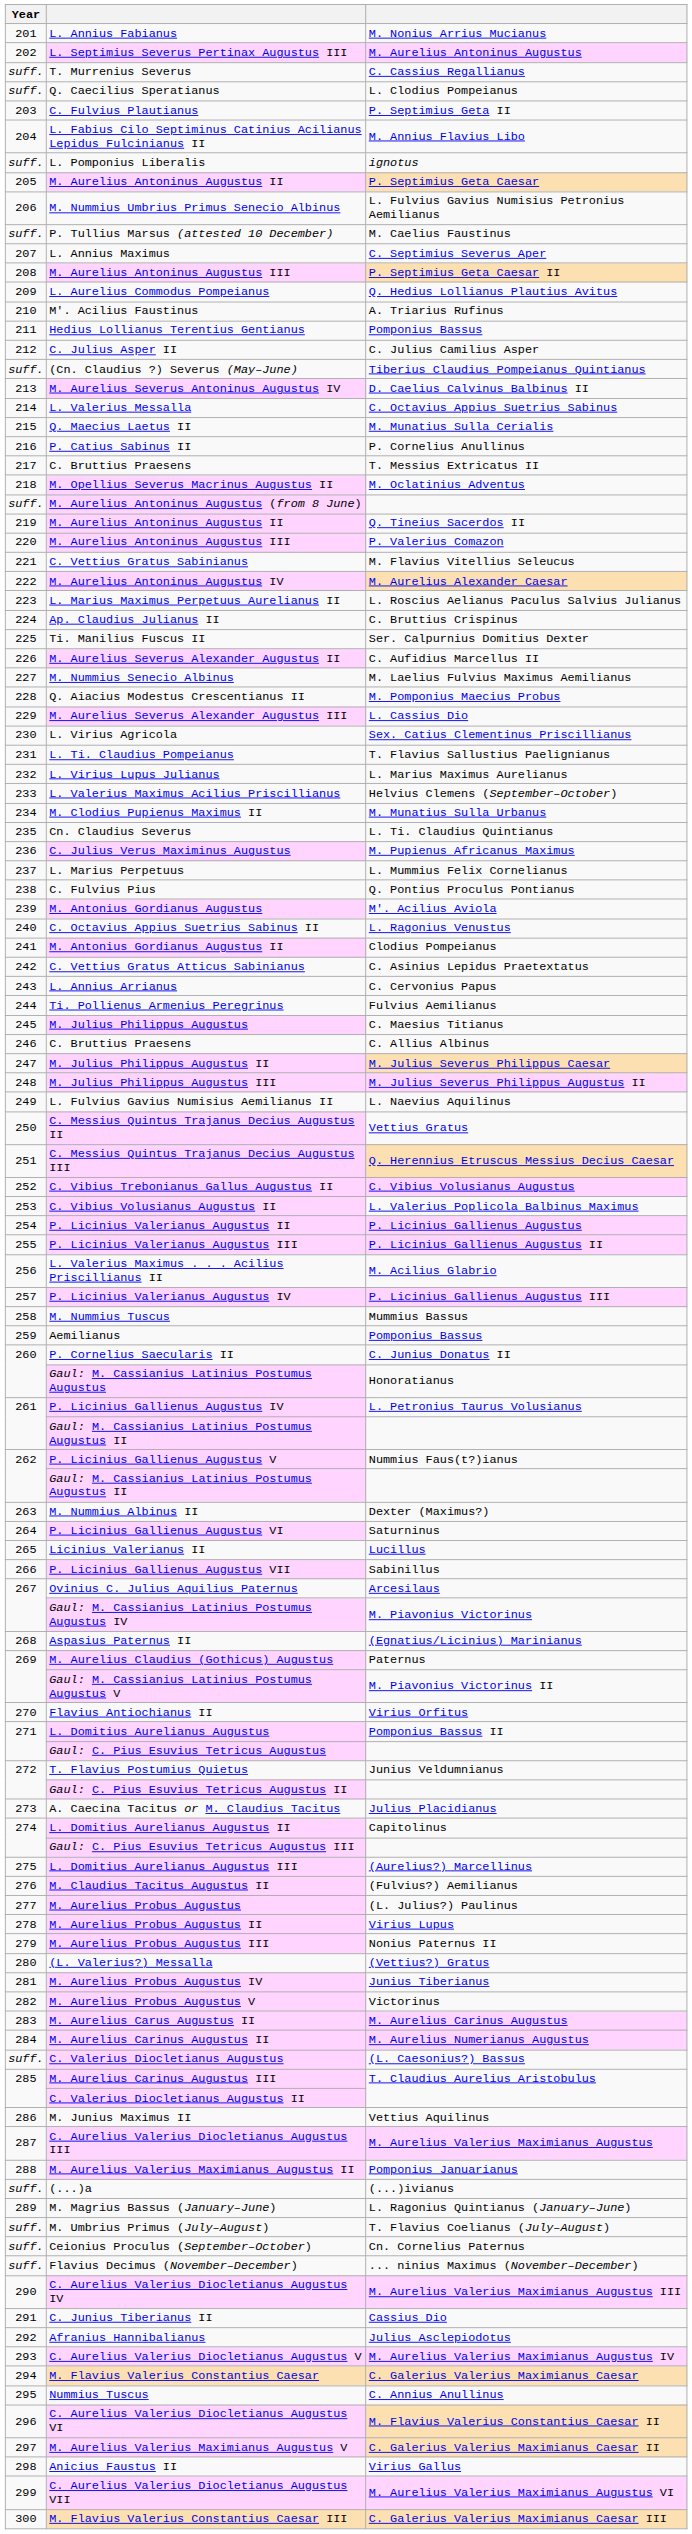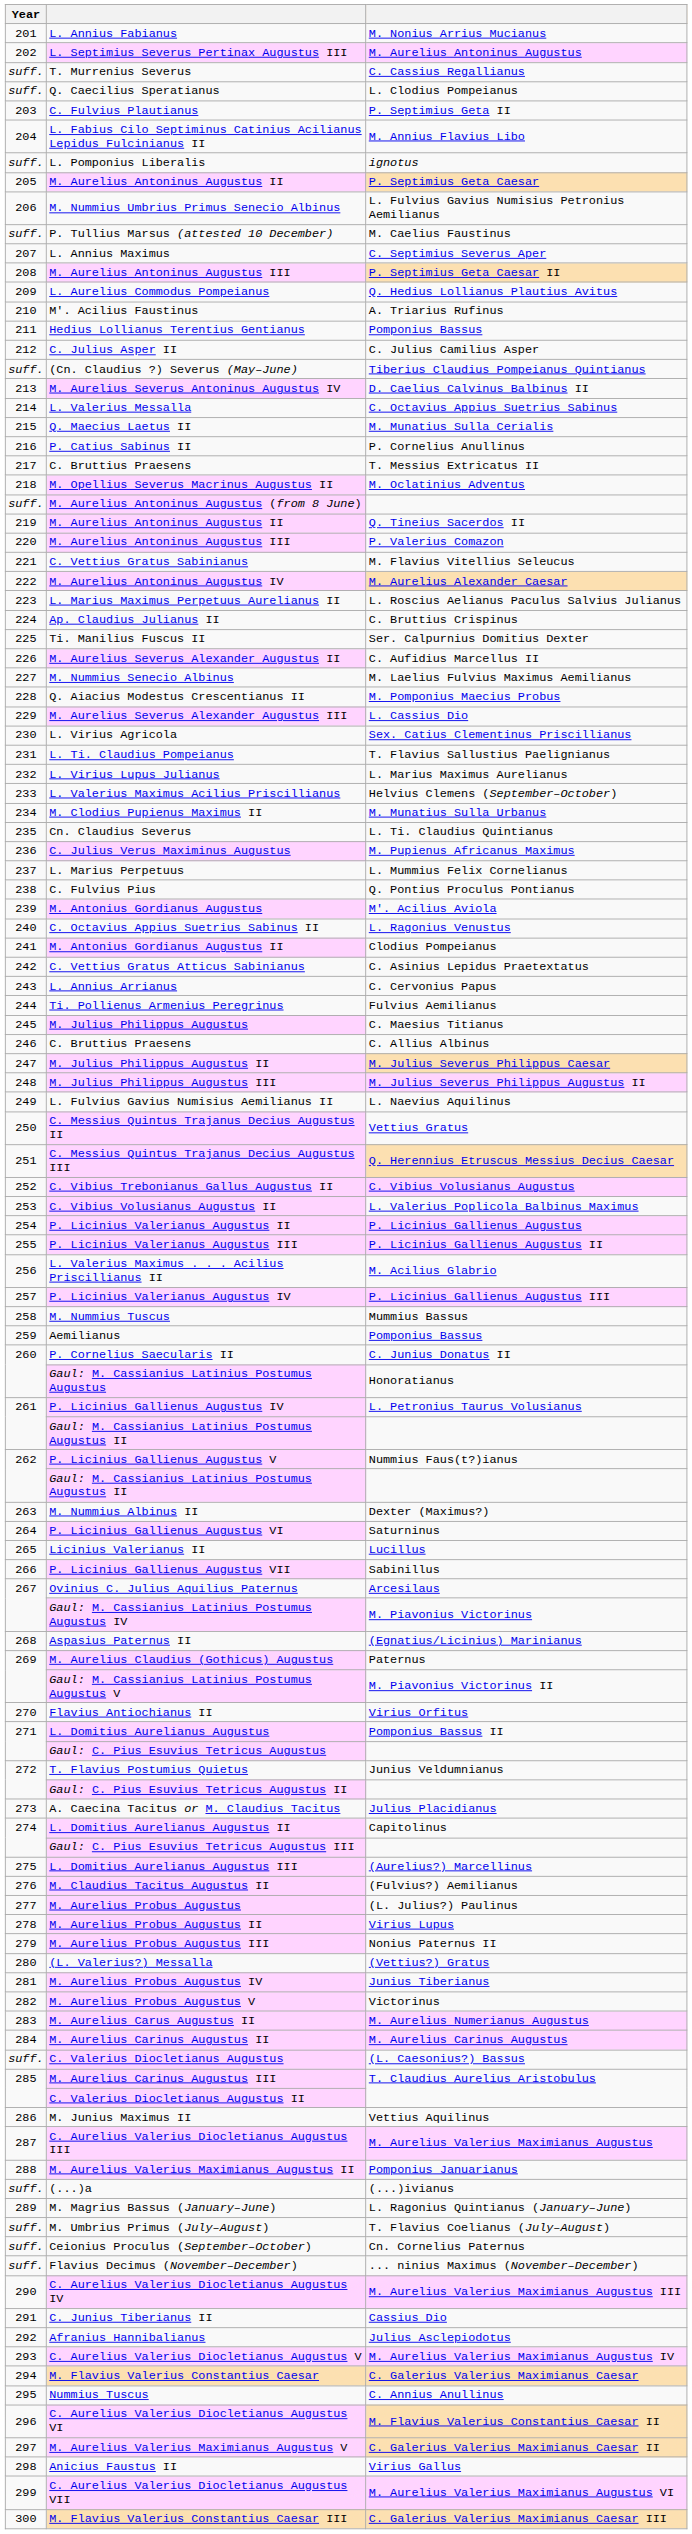(468, 2021) M. Aurelius Carinus Augustus -> (479, 2021) M. Aurelius Numerianus Augustus
(479, 2040) M. Aurelius Numerianus Augustus -> (468, 2040) M. Aurelius Carinus Augustus
